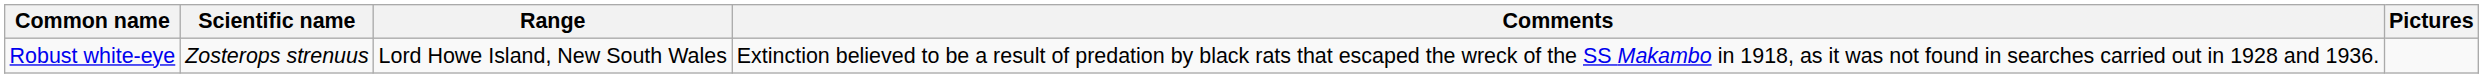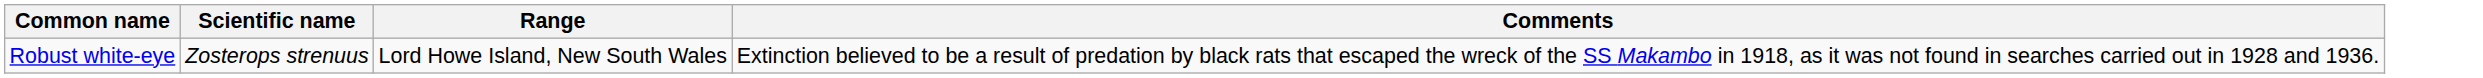- column: (2431, 21)
